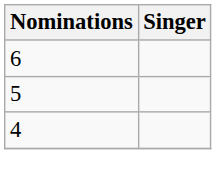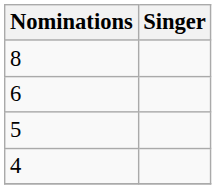+ row: (16, 58)
